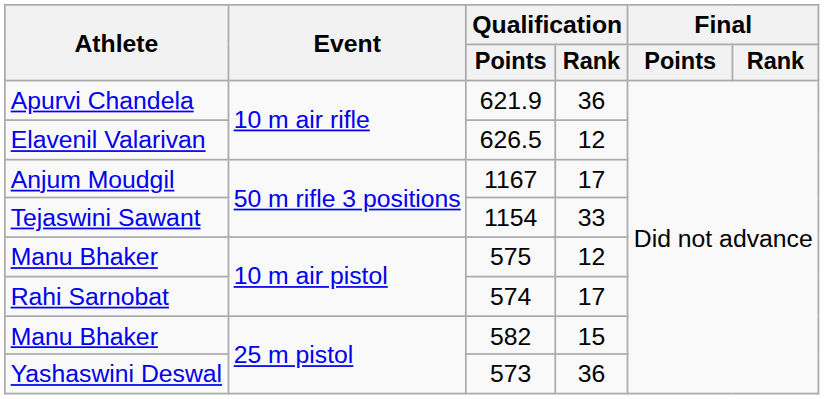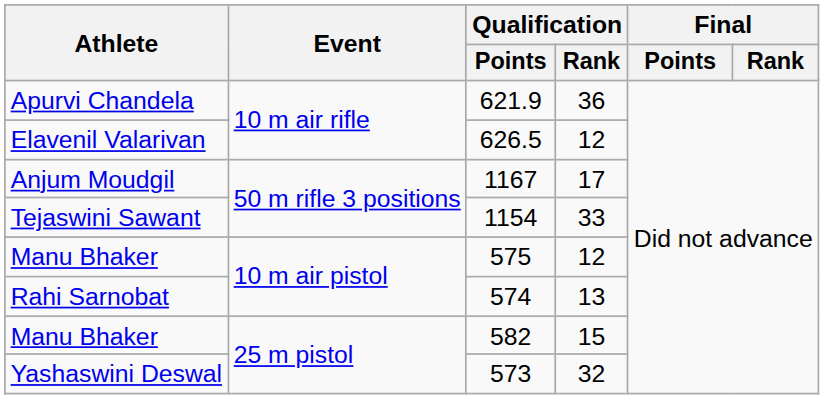(591, 297) 17 -> (591, 297) 13
(591, 375) 36 -> (591, 375) 32
